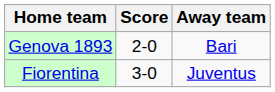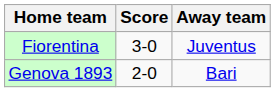rows swapped: (60, 73) <-> (60, 45)
